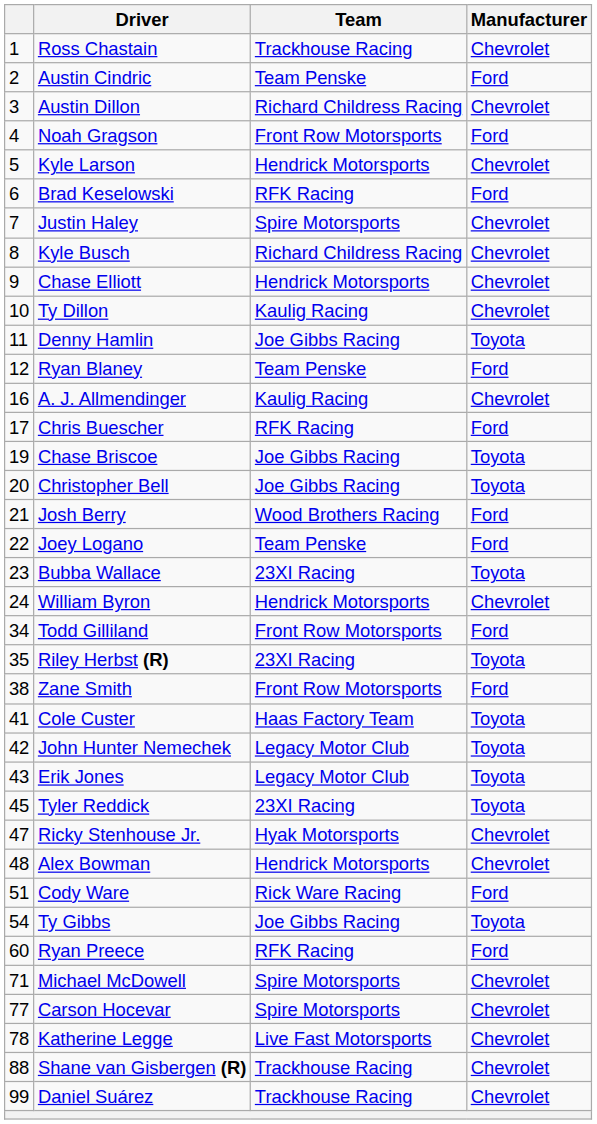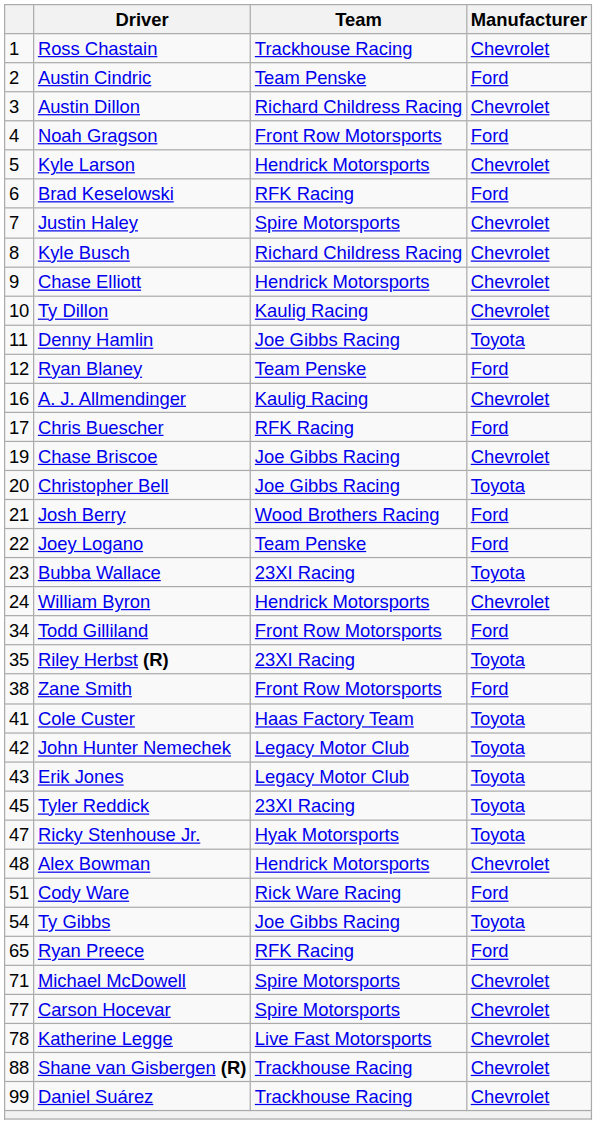(498, 456) Toyota -> (510, 456) Chevrolet
(510, 835) Chevrolet -> (498, 835) Toyota
(19, 951) 60 -> (19, 951) 65
